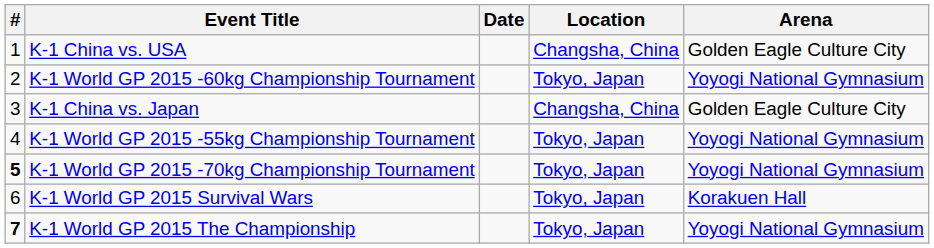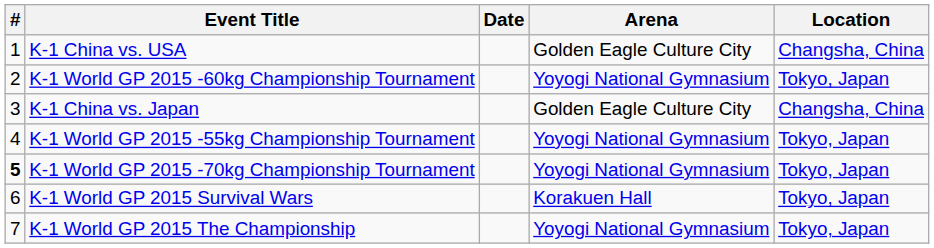columns swapped: (806, 20) <-> (606, 20)
(15, 229) bold -> (15, 229) normal
